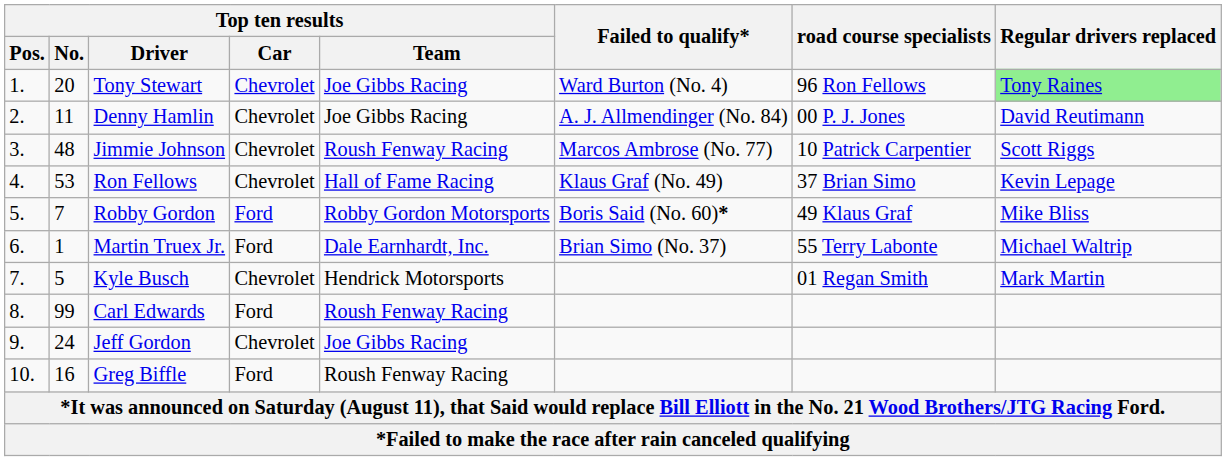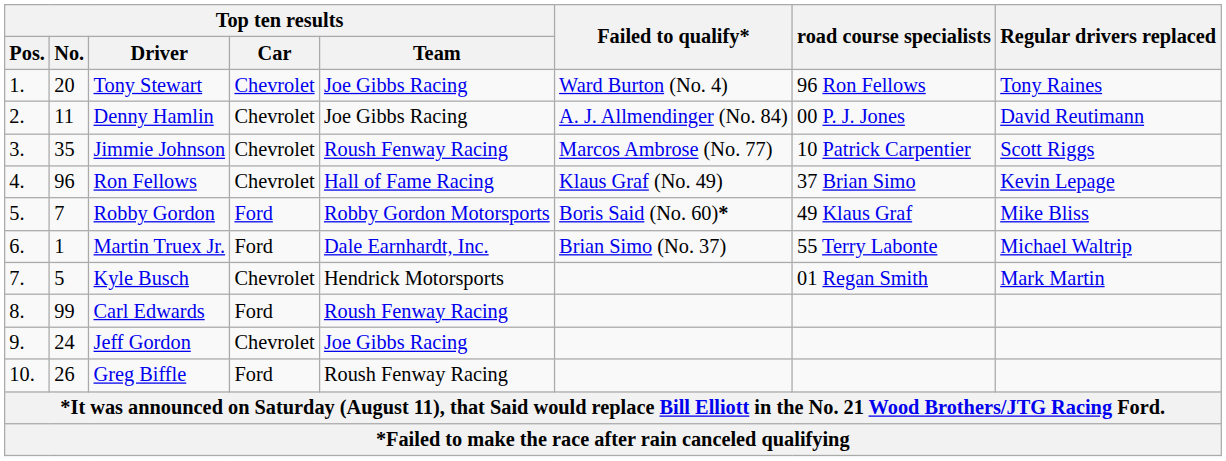(1051, 85) lightgreen background -> (1051, 85) no background
(64, 149) 48 -> (64, 149) 35
(64, 181) 53 -> (64, 181) 96
(64, 375) 16 -> (64, 375) 26
